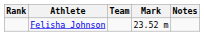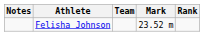columns swapped: (16, 11) <-> (185, 11)
